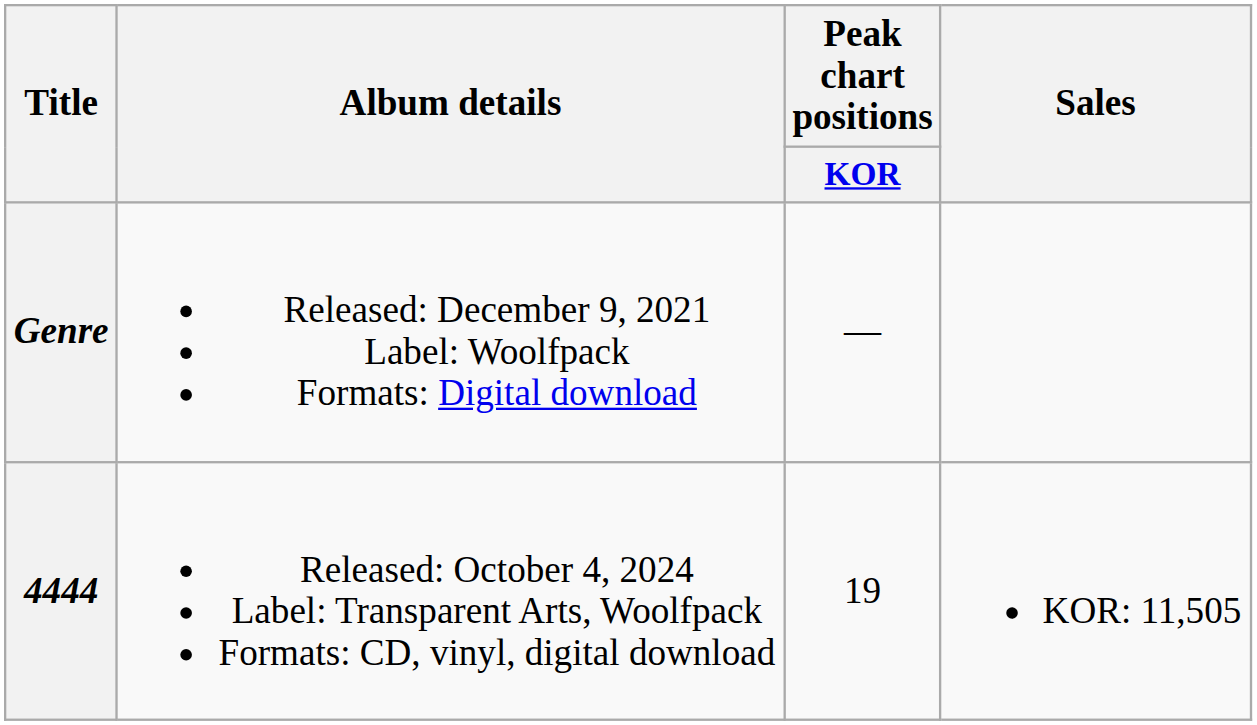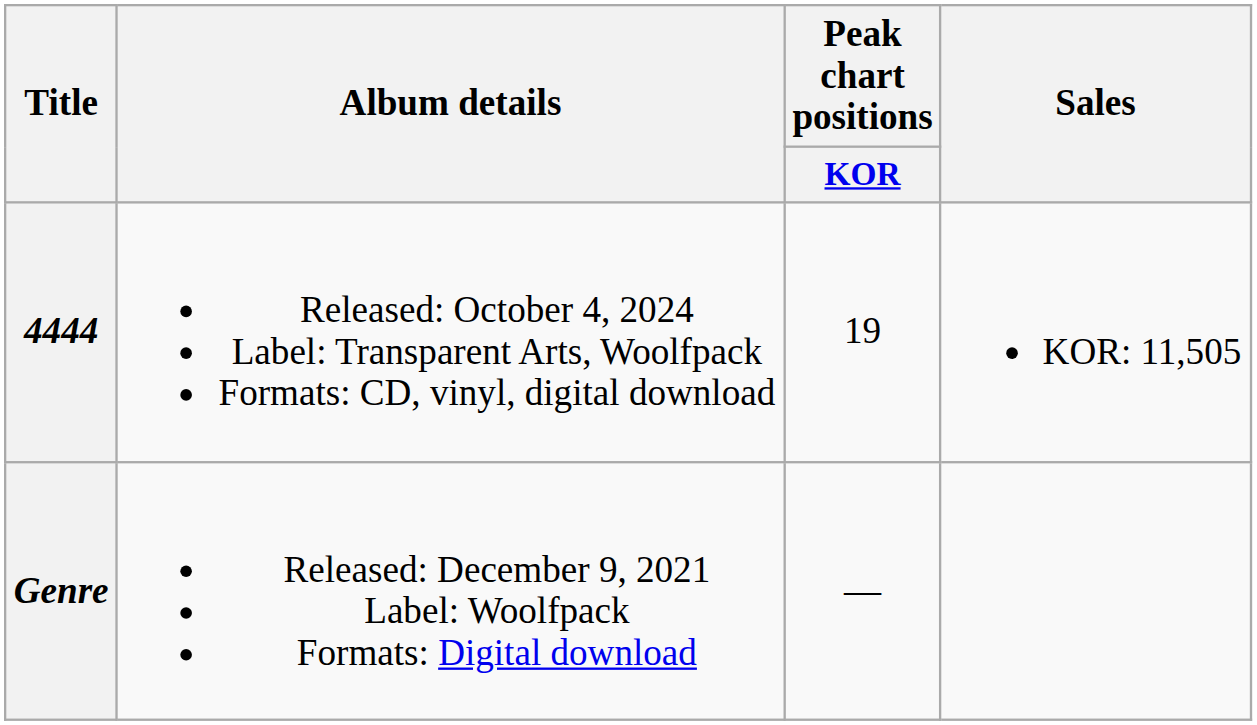rows swapped: (61, 331) <-> (61, 589)
